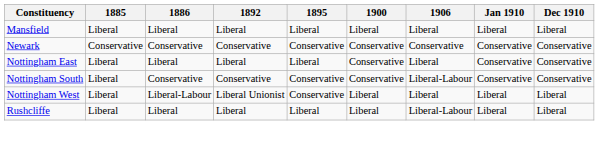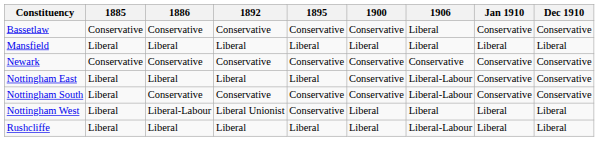+ row: (28, 29)
(424, 62) Liberal -> (440, 78) Liberal-Labour
